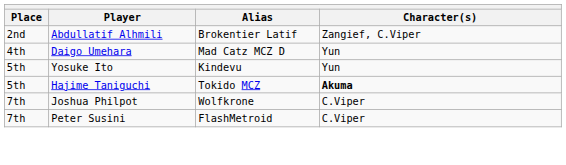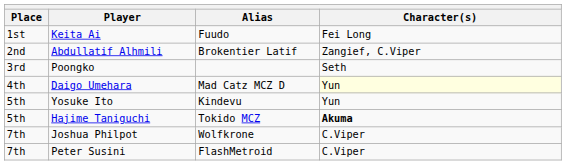+ row: (76, 34)
+ row: (73, 68)
(331, 51) no background -> (331, 85) lightyellow background
